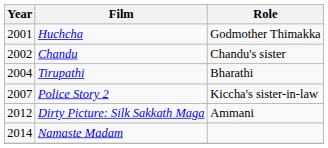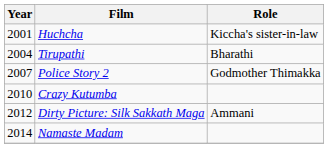(265, 34) Godmother Thimakka -> (264, 34) Kiccha's sister-in-law
- row: (58, 53)
(264, 93) Kiccha's sister-in-law -> (265, 73) Godmother Thimakka
+ row: (77, 93)
